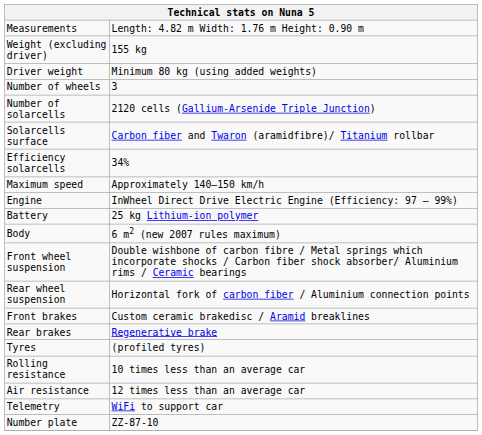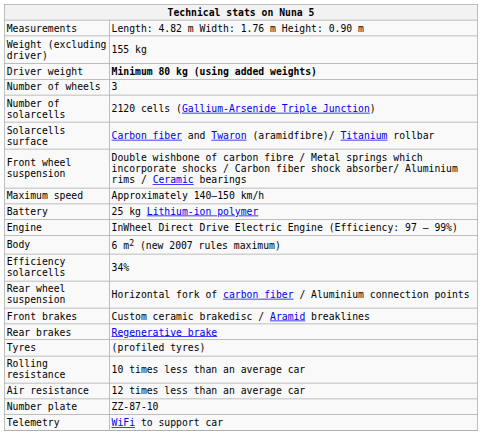(214, 71) normal -> (214, 71) bold
rows swapped: (36, 163) <-> (39, 262)
rows swapped: (24, 200) <-> (27, 216)
rows swapped: (33, 407) <-> (42, 423)
